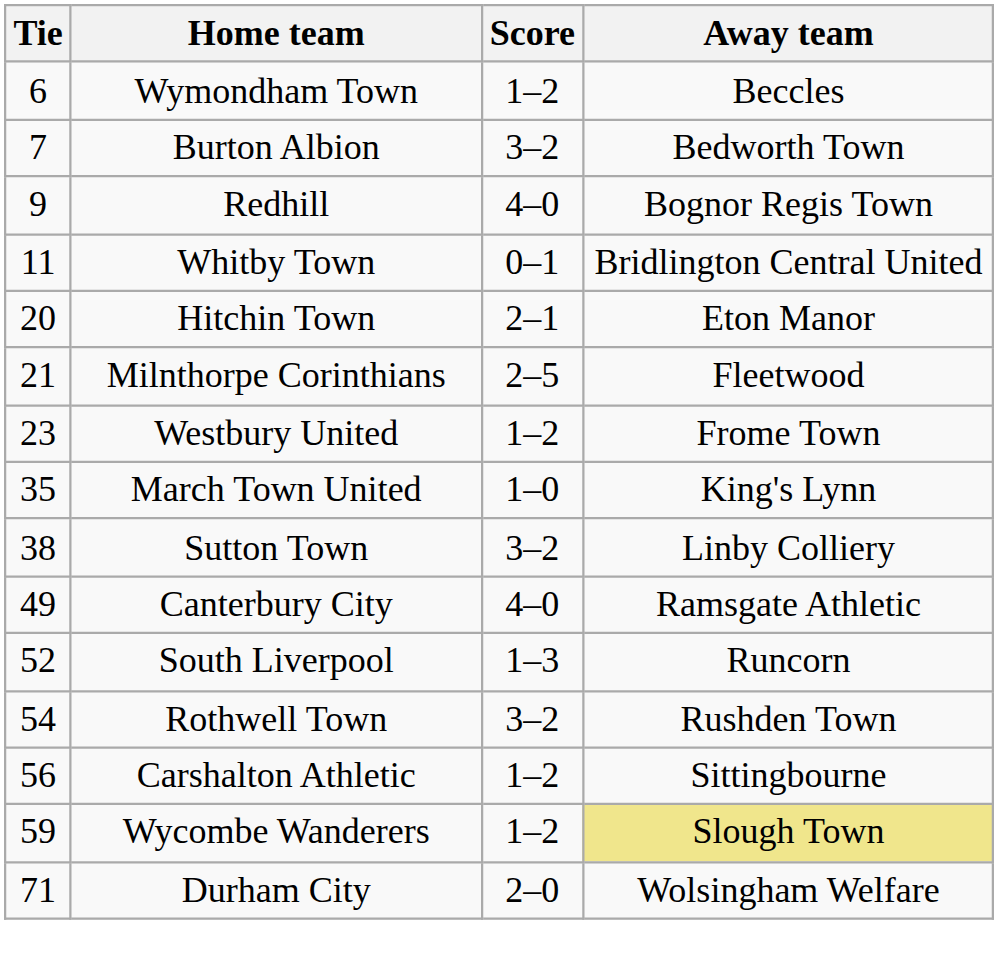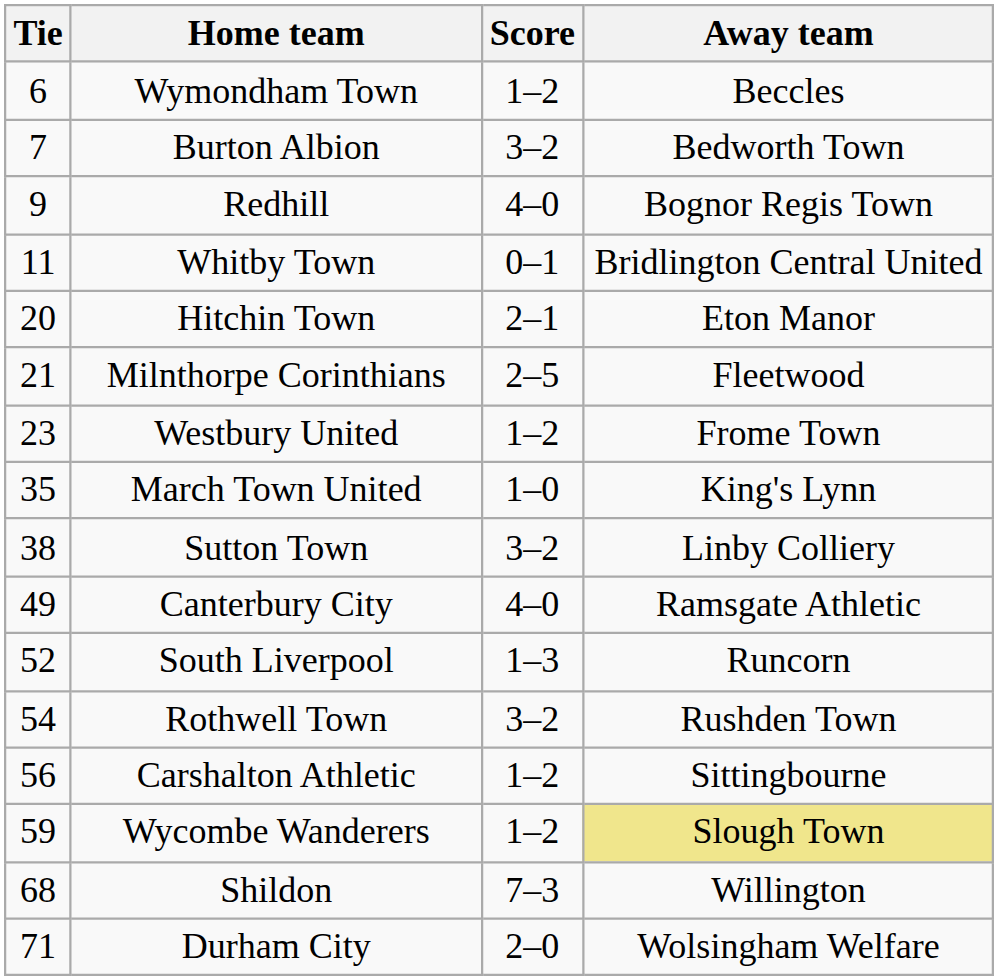+ row: (276, 889)
